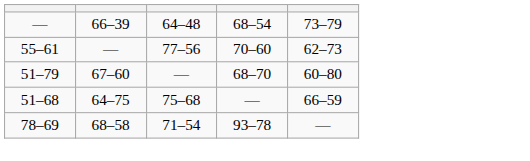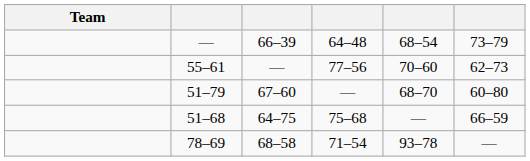+ column: (88, 17)
